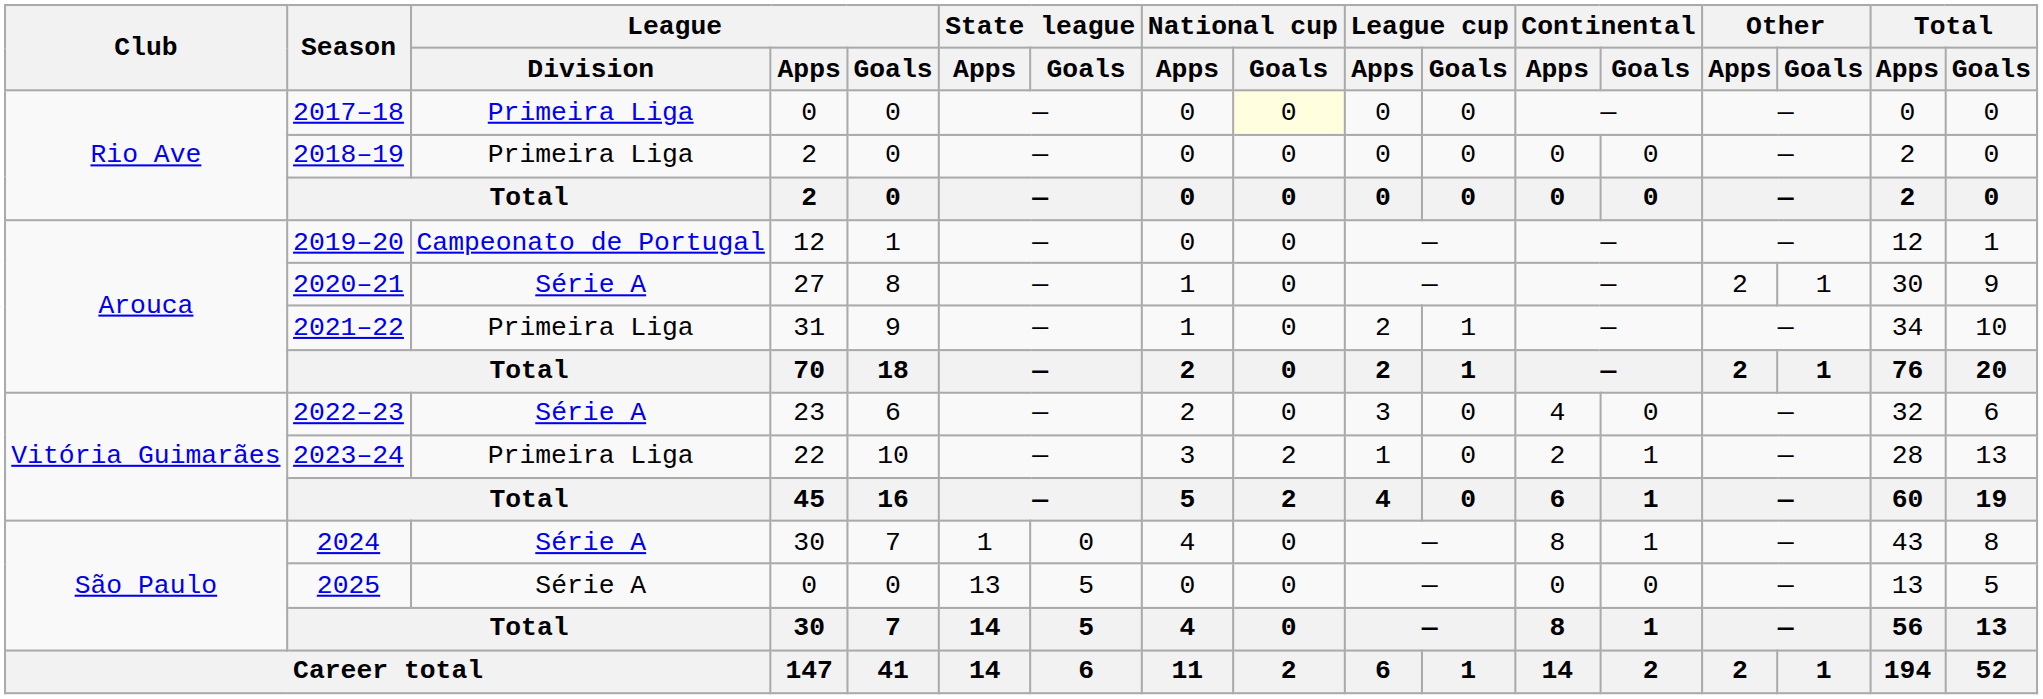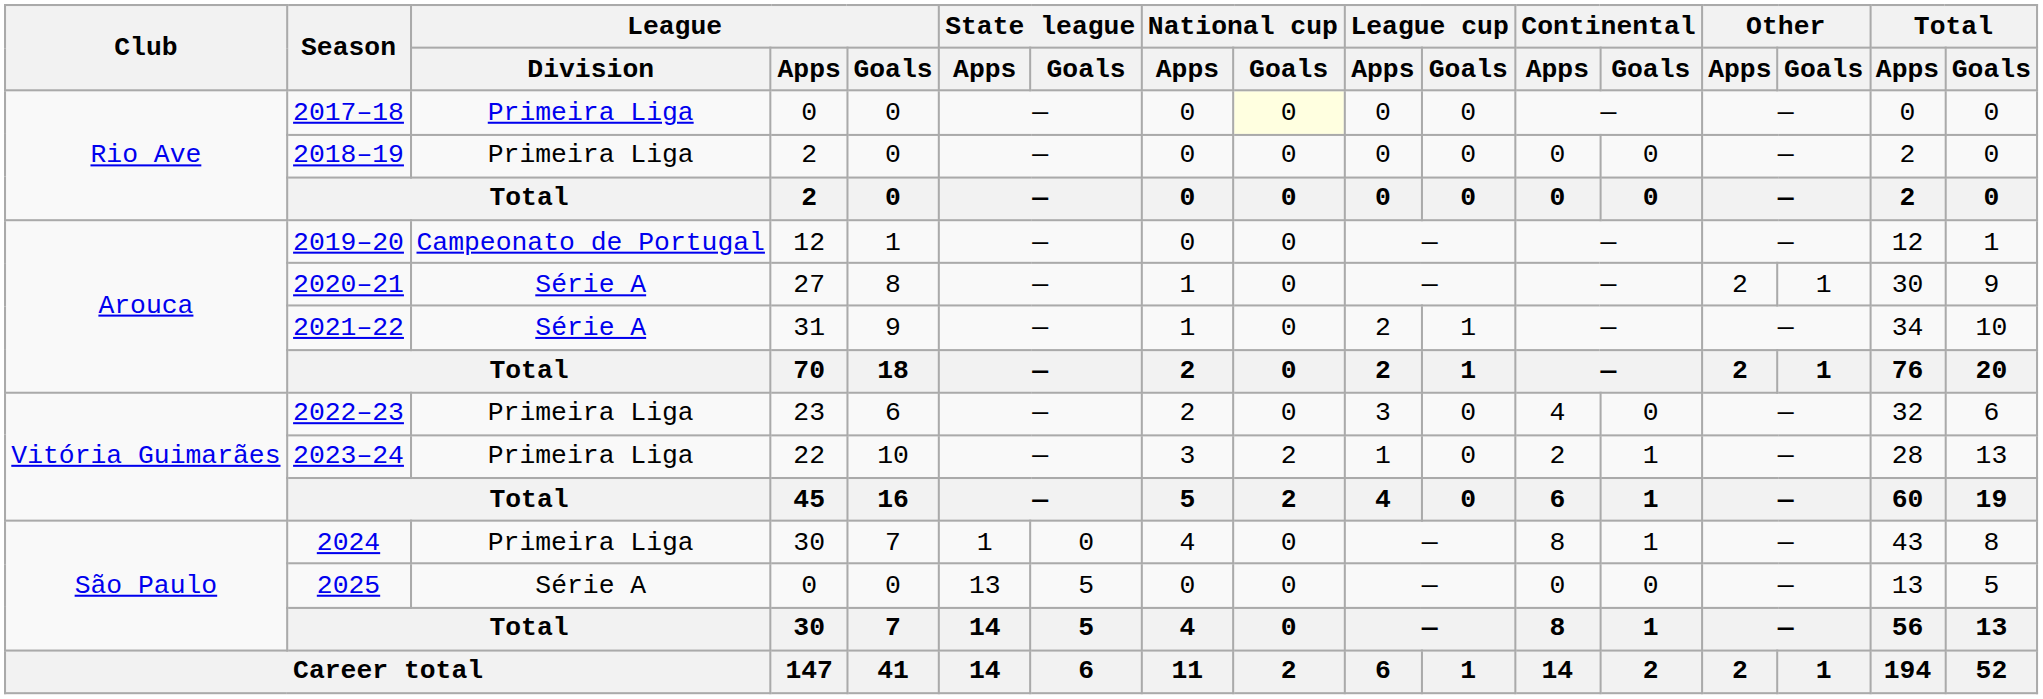(591, 328) Primeira Liga -> (591, 328) Série A
(591, 414) Série A -> (591, 414) Primeira Liga
(591, 543) Série A -> (591, 543) Primeira Liga
